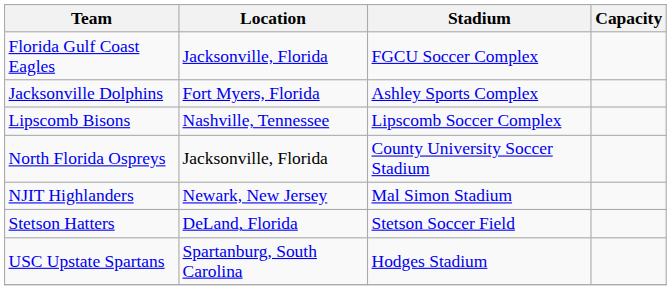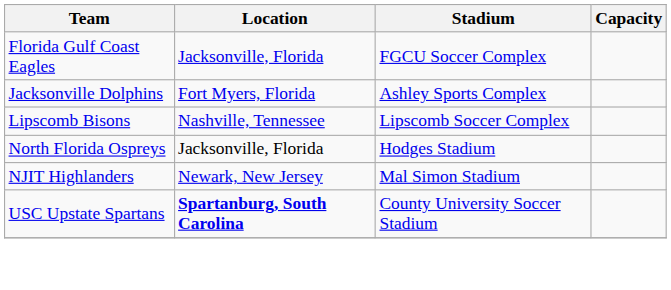(462, 158) County University Soccer Stadium -> (437, 148) Hodges Stadium
- row: (62, 223)
(250, 260) normal -> (252, 213) bold
(429, 260) Hodges Stadium -> (470, 213) County University Soccer Stadium
